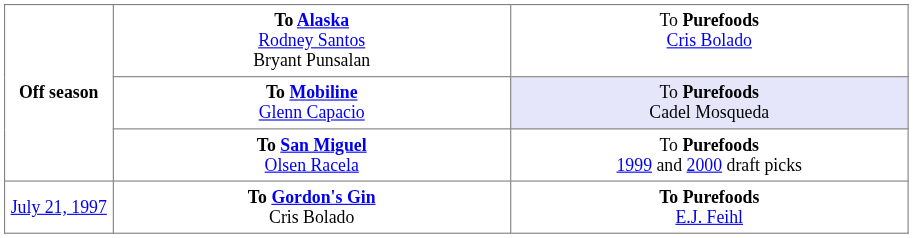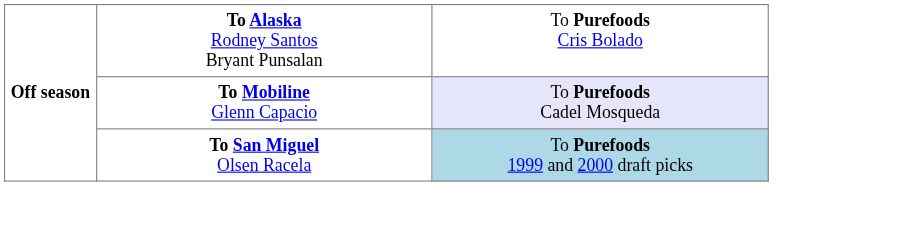(709, 154) no background -> (600, 154) lightblue background
- row: (312, 207)
